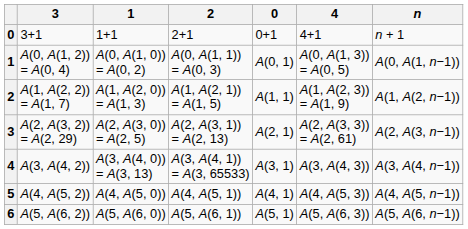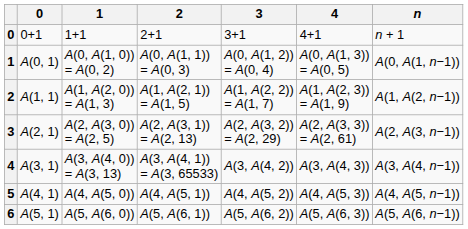columns swapped: (275, 14) <-> (55, 14)
